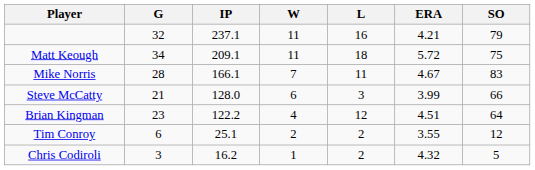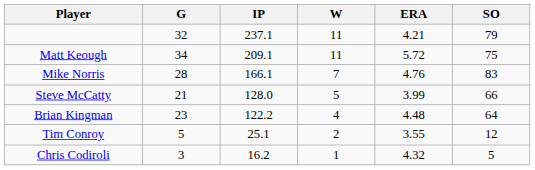- column: (361, 14)
(429, 74) 4.67 -> (414, 74) 4.76
(293, 94) 6 -> (336, 94) 5
(429, 114) 4.51 -> (414, 114) 4.48
(158, 134) 6 -> (181, 134) 5
